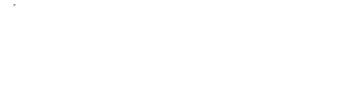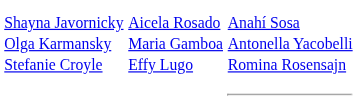+ row: (64, 44)
